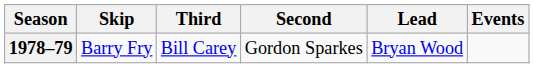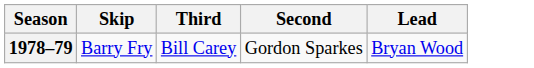- column: (498, 18)
